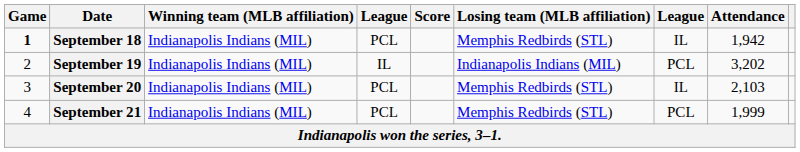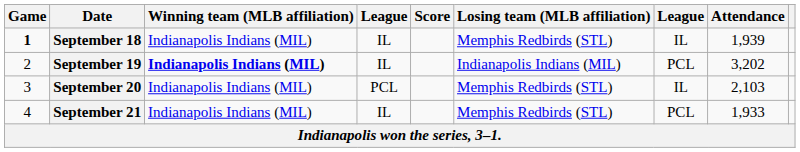(384, 40) PCL -> (384, 40) IL
(748, 40) 1,942 -> (748, 40) 1,939
(230, 64) normal -> (236, 64) bold
(384, 111) PCL -> (384, 111) IL
(748, 111) 1,999 -> (748, 111) 1,933
